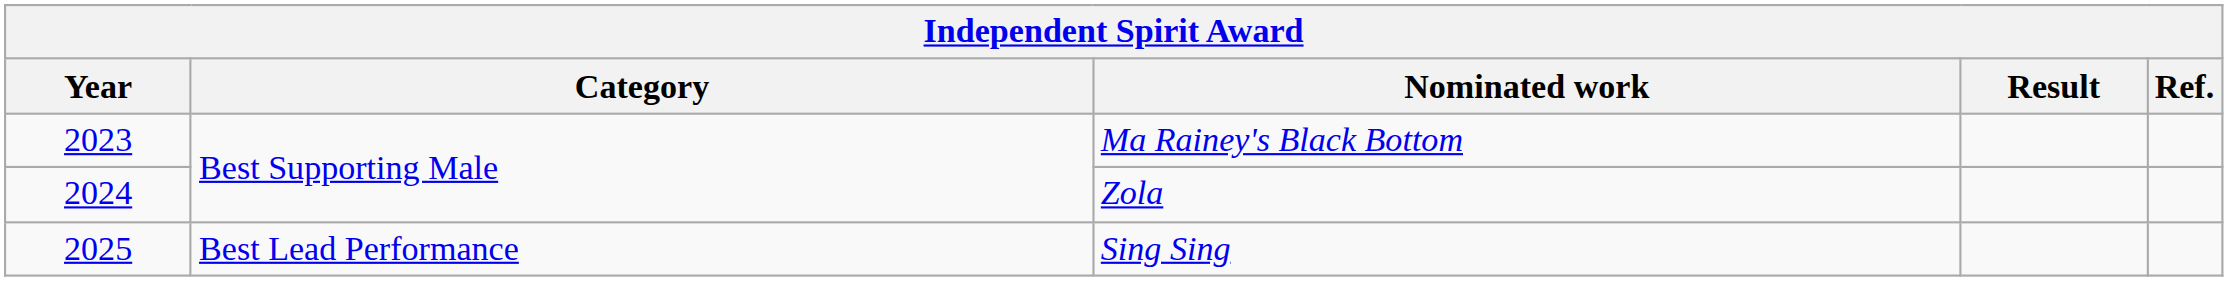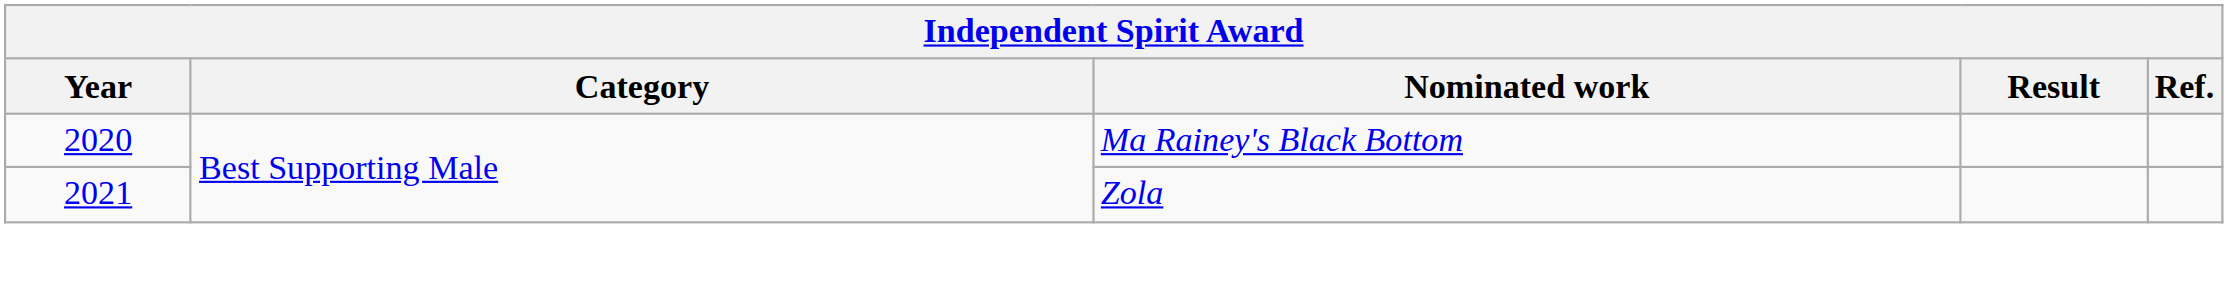(98, 139) 2023 -> (98, 139) 2020
(98, 193) 2024 -> (98, 193) 2021
- row: (1166, 247)
